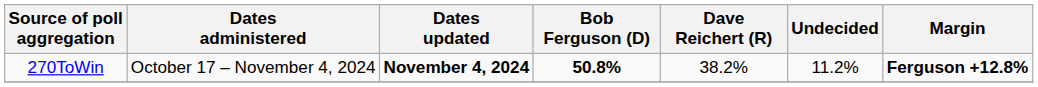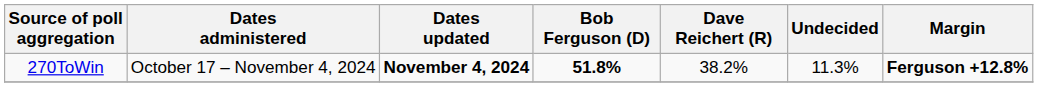(597, 67) 50.8% -> (597, 67) 51.8%
(835, 67) 11.2% -> (835, 67) 11.3%
